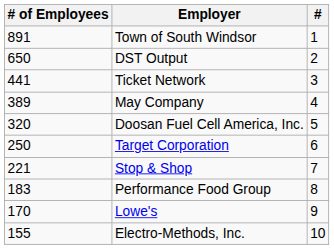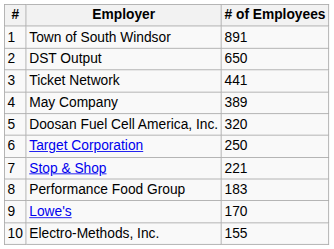columns swapped: (318, 15) <-> (58, 15)
